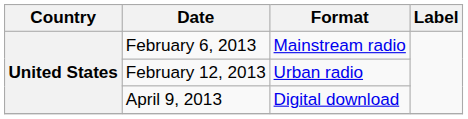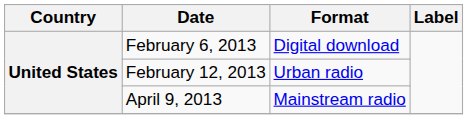(340, 45) Mainstream radio -> (336, 45) Digital download
(336, 99) Digital download -> (340, 99) Mainstream radio
